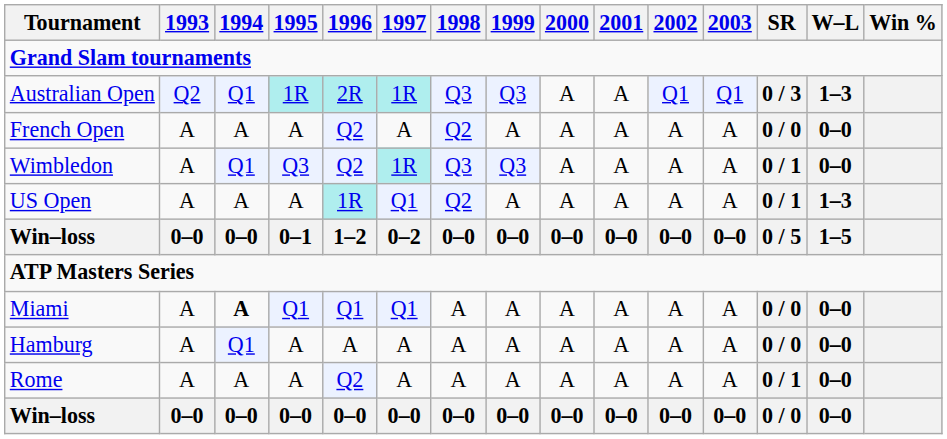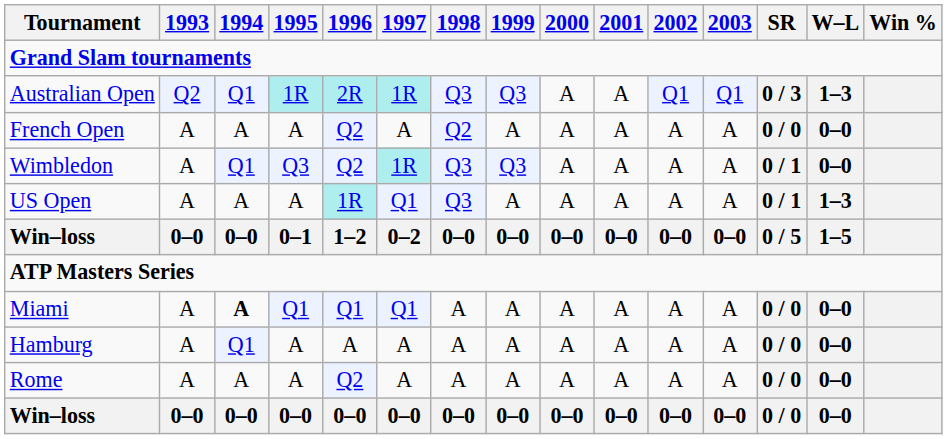(458, 200) Q2 -> (458, 200) Q3
(782, 379) 0 / 1 -> (782, 379) 0 / 0
